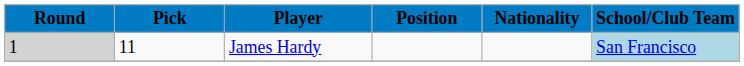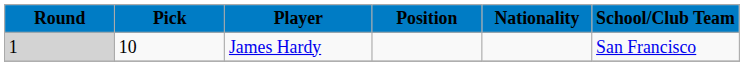(127, 46) 11 -> (128, 46) 10
(646, 46) lightblue background -> (646, 46) no background
